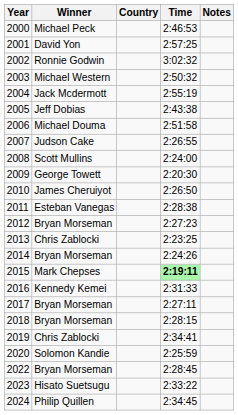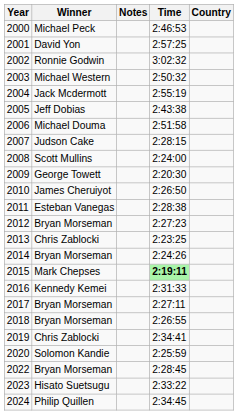columns swapped: (139, 12) <-> (217, 12)
(180, 142) 2:26:55 -> (169, 142) 2:28:15
(180, 321) 2:28:15 -> (169, 321) 2:26:55
